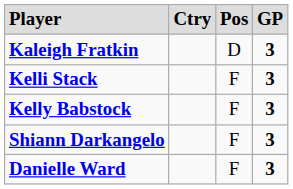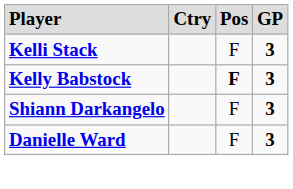- row: (74, 49)
(234, 109) normal -> (234, 79) bold
